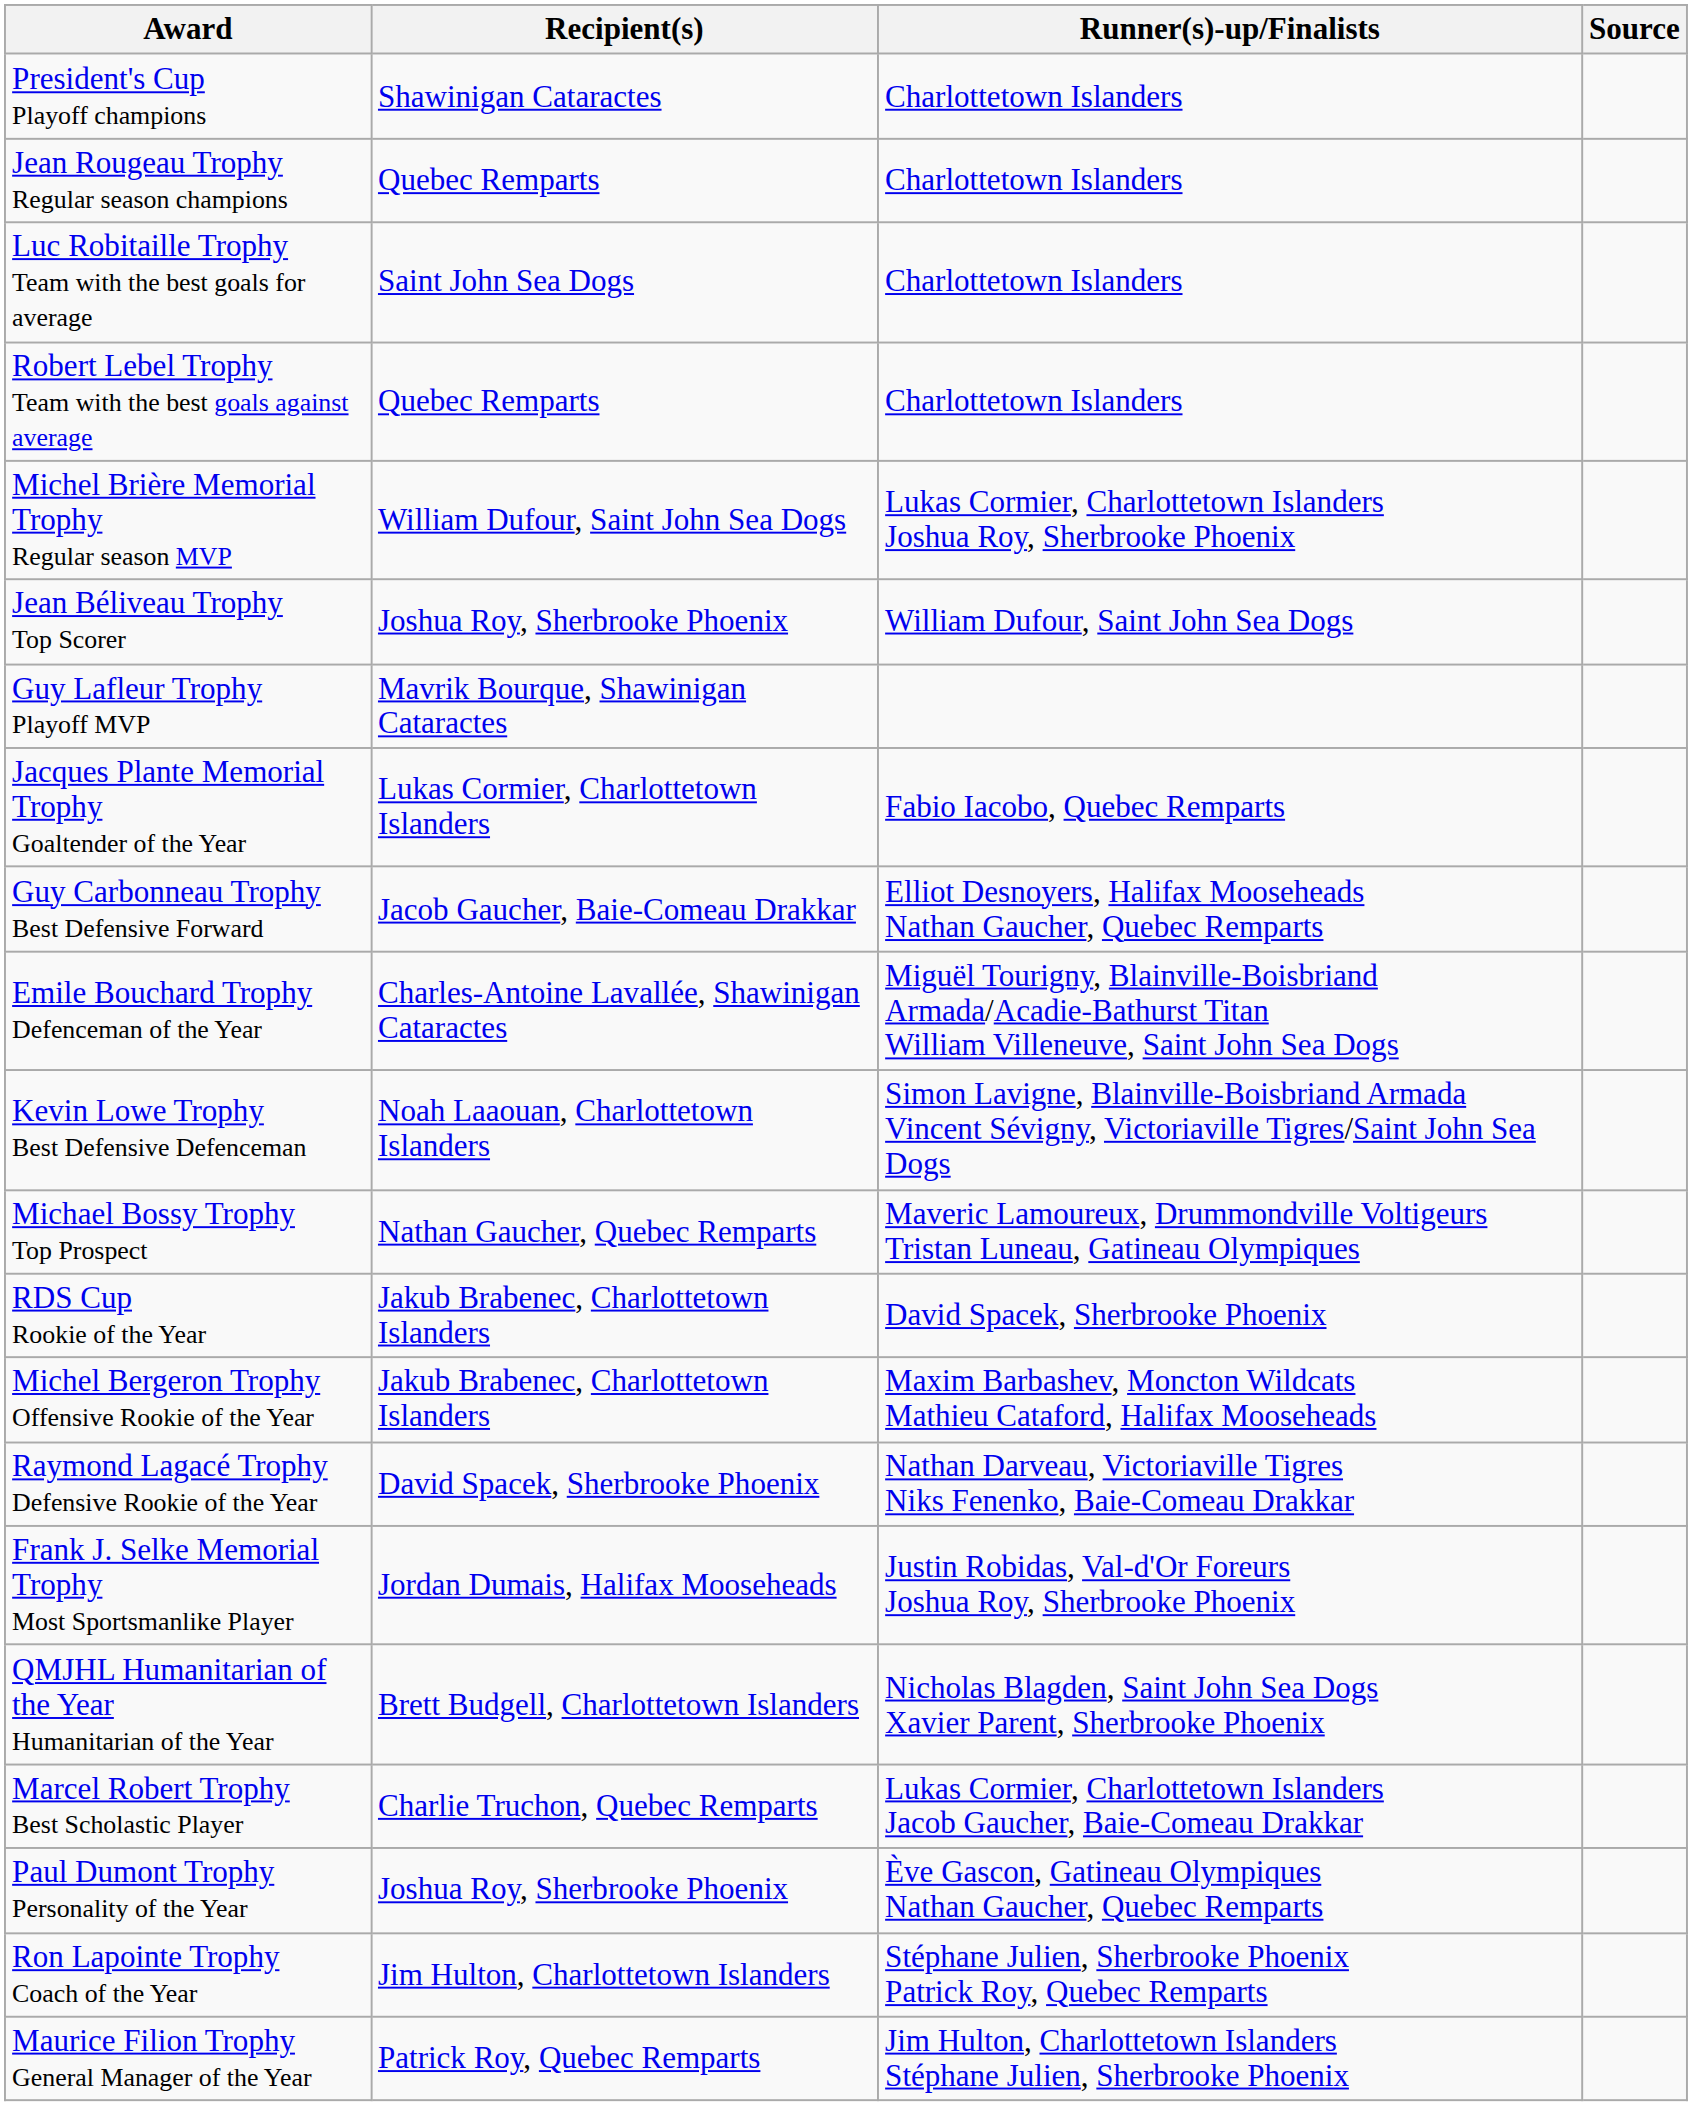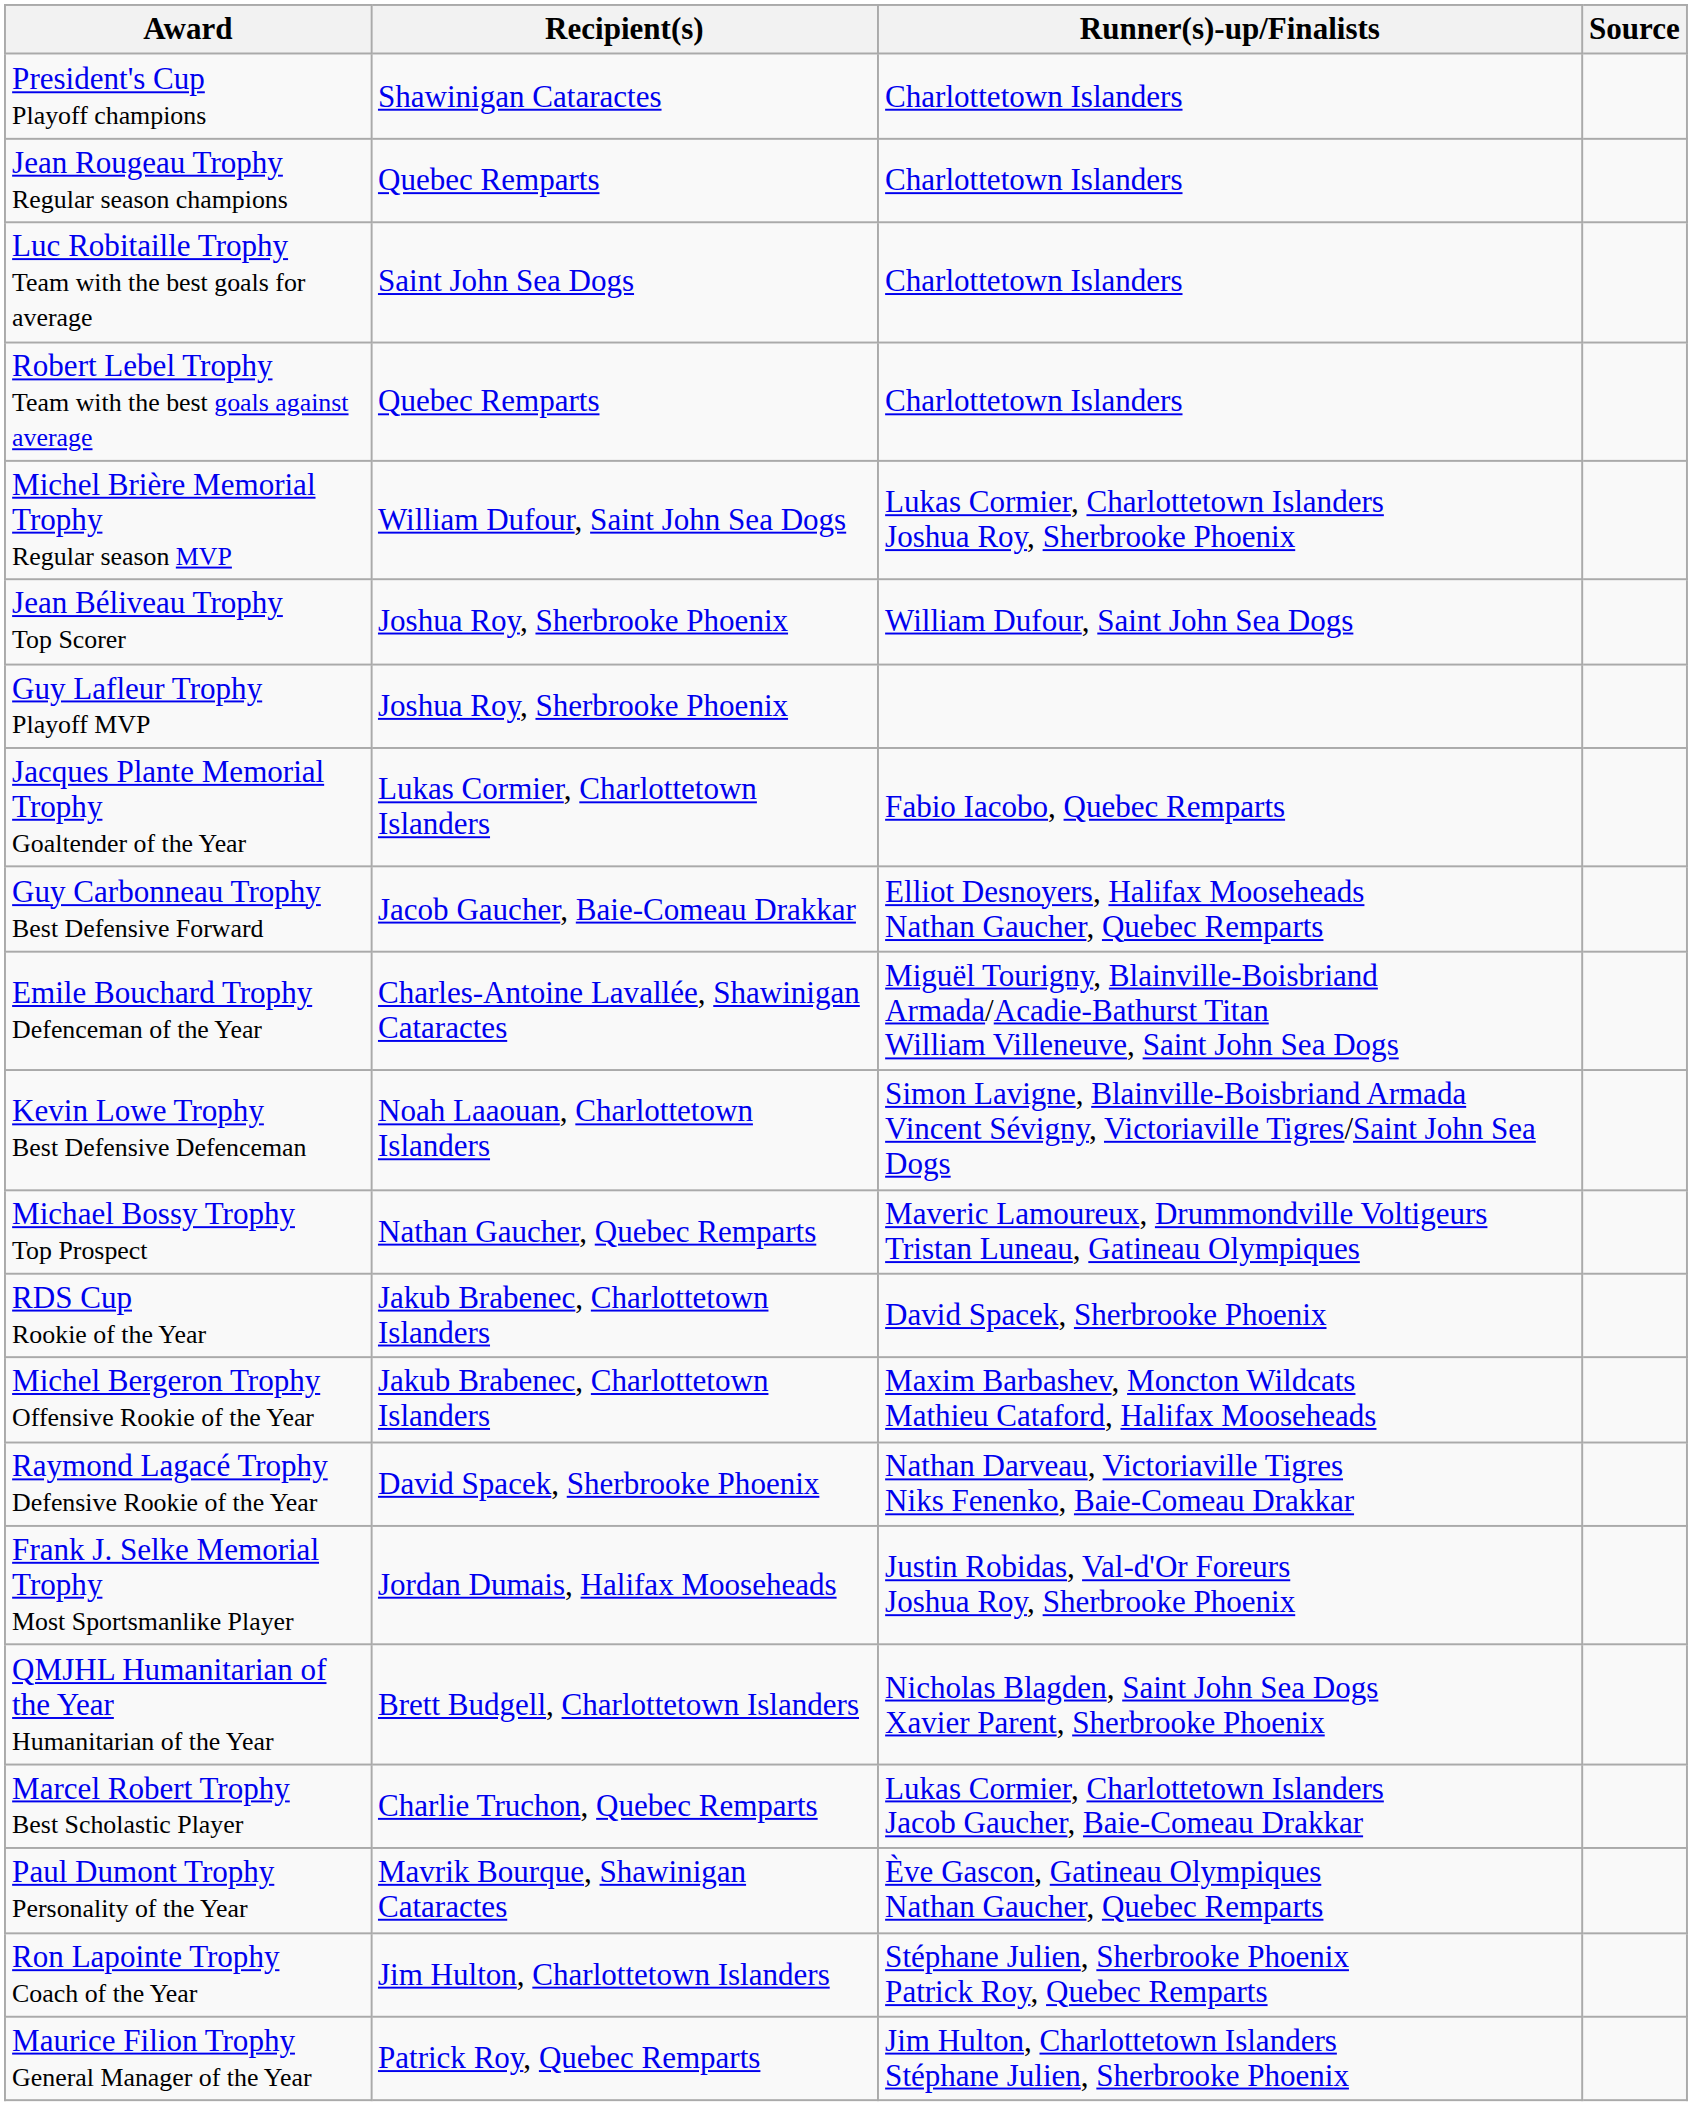(562, 705) Mavrik Bourque, Shawinigan Cataractes -> (583, 705) Joshua Roy, Sherbrooke Phoenix
(583, 1889) Joshua Roy, Sherbrooke Phoenix -> (562, 1889) Mavrik Bourque, Shawinigan Cataractes
